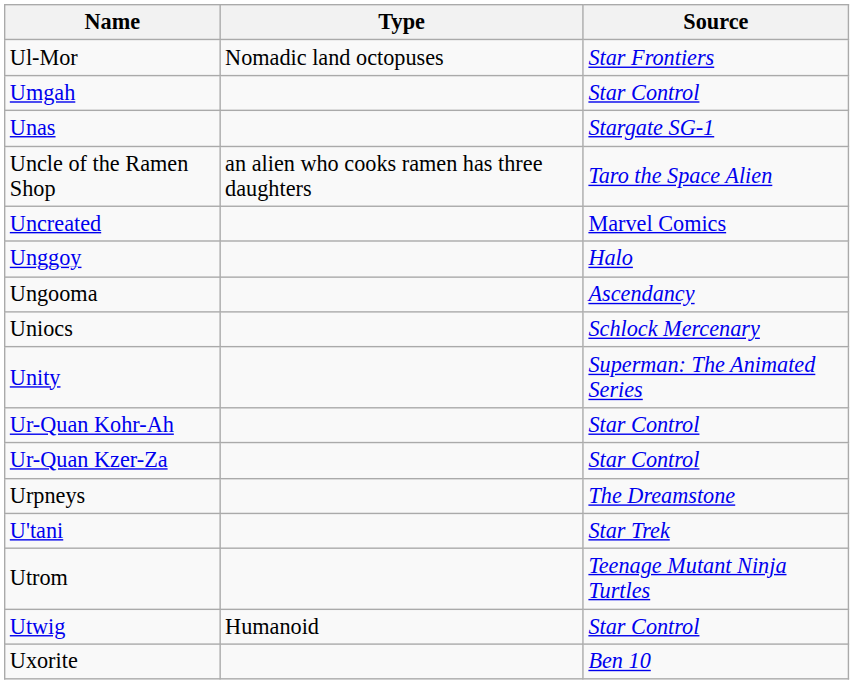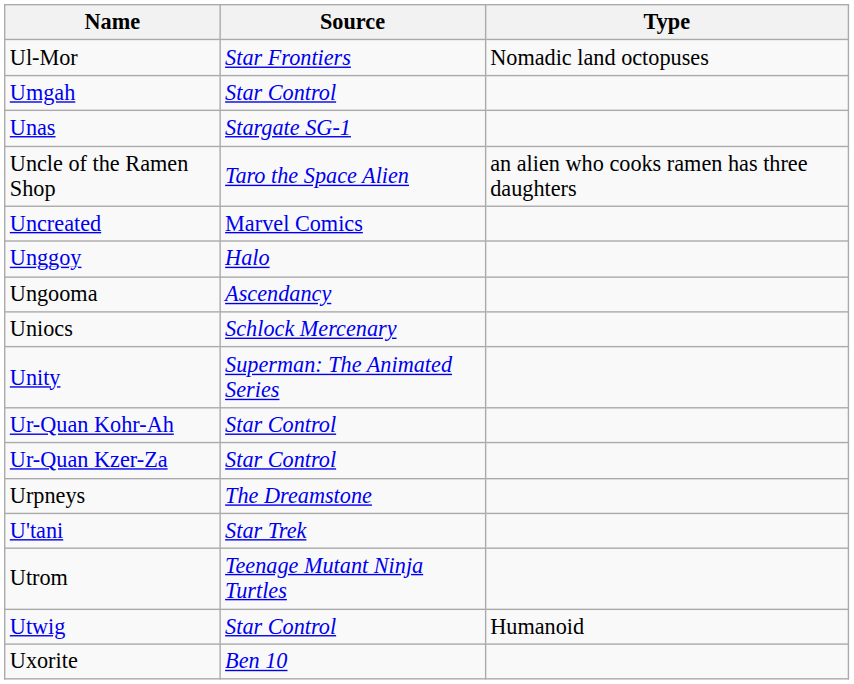columns swapped: (716, 22) <-> (402, 22)
